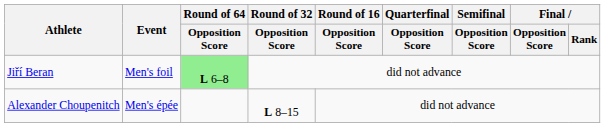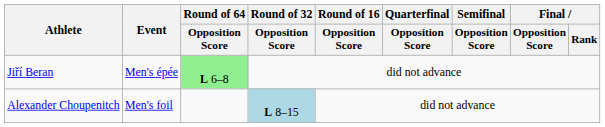(149, 72) Men's foil -> (152, 72) Men's épée
(152, 106) Men's épée -> (149, 106) Men's foil
(282, 113) no background -> (282, 113) lightblue background
